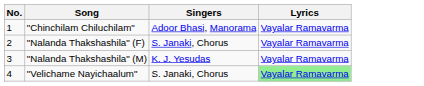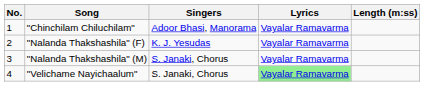+ column: (385, 12)
(190, 43) S. Janaki, Chorus -> (181, 43) K. J. Yesudas
(181, 58) K. J. Yesudas -> (190, 58) S. Janaki, Chorus
